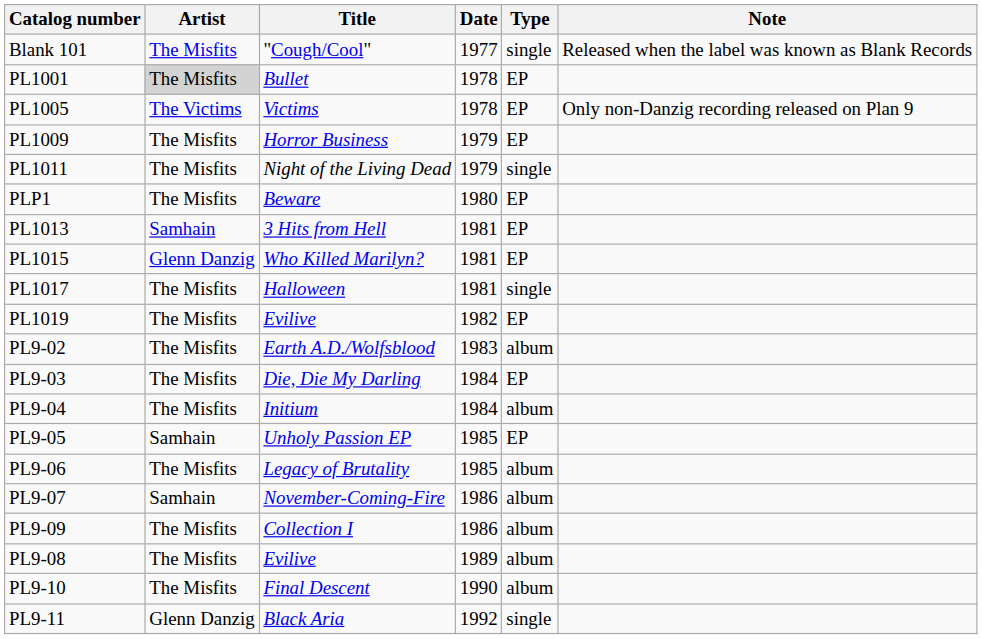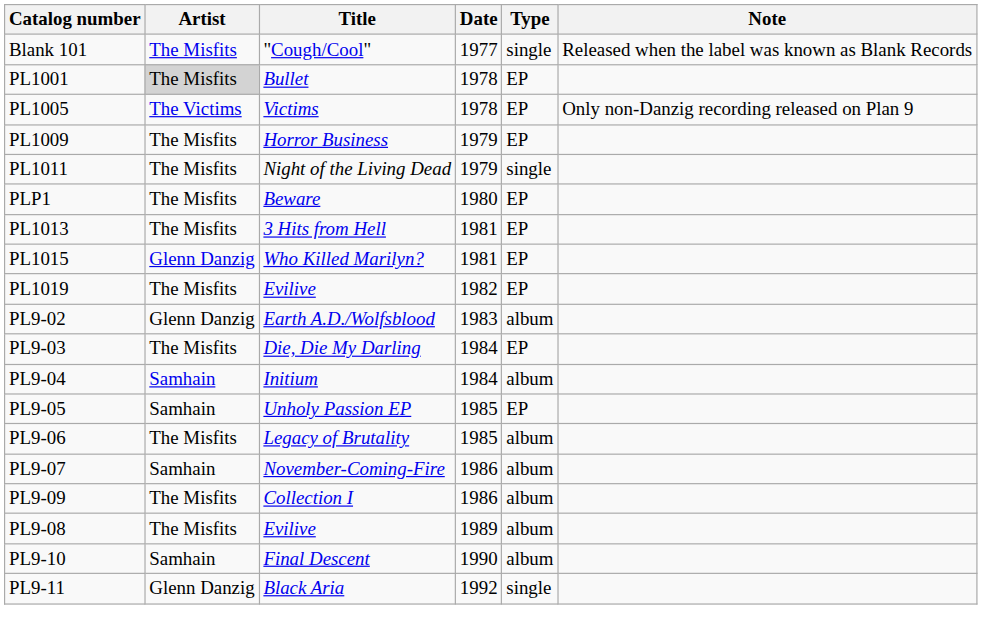(182, 229) Samhain -> (193, 229) The Misfits
- row: (39, 288)
(193, 348) The Misfits -> (202, 318) Glenn Danzig
(193, 408) The Misfits -> (182, 378) Samhain
(193, 588) The Misfits -> (182, 558) Samhain
